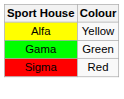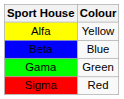+ row: (41, 49)
